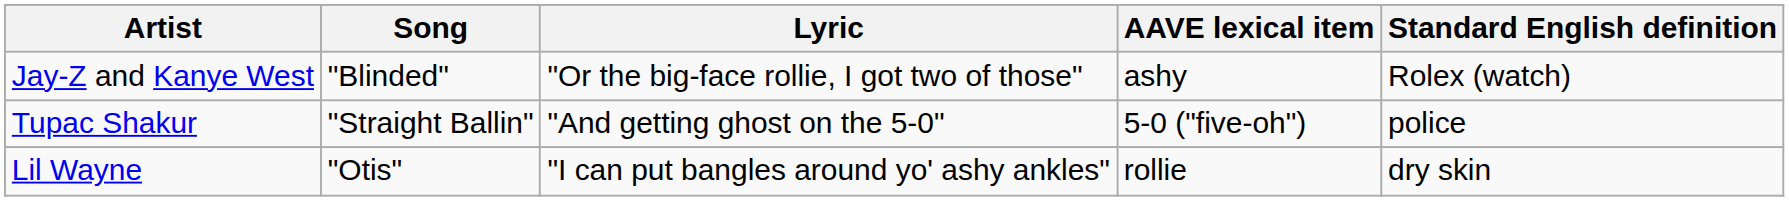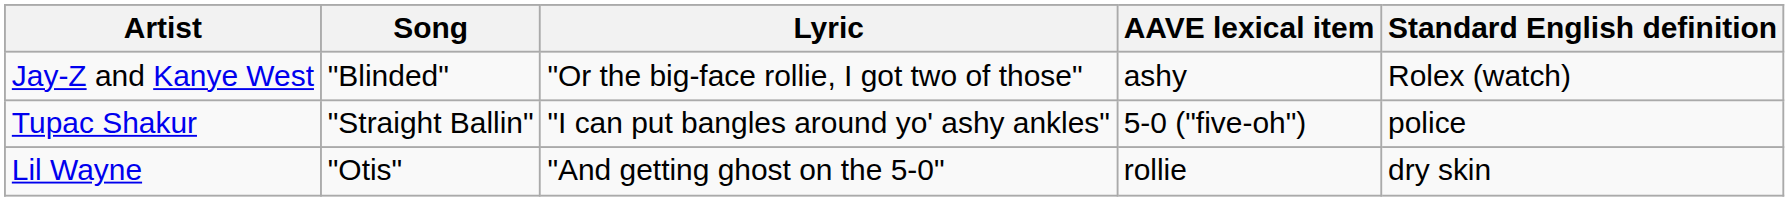(746, 123) "And getting ghost on the 5-0" -> (829, 123) "I can put bangles around yo' ashy ankles"
(829, 170) "I can put bangles around yo' ashy ankles" -> (746, 170) "And getting ghost on the 5-0"
